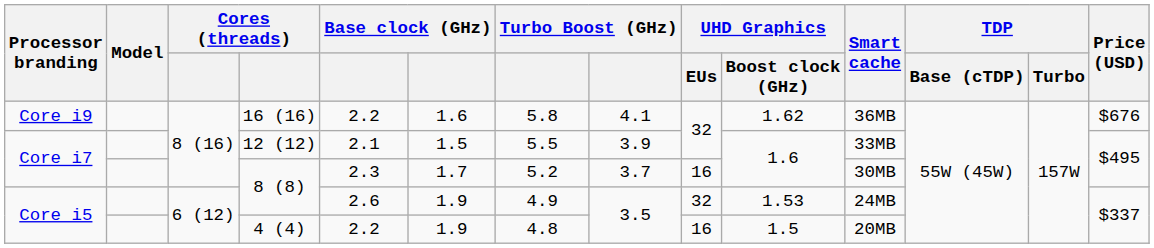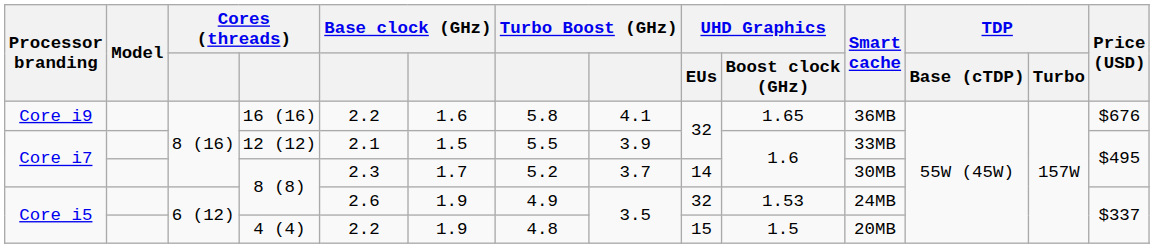(783, 116) 1.62 -> (783, 116) 1.65
(702, 173) 16 -> (702, 173) 14
(702, 229) 16 -> (702, 229) 15
